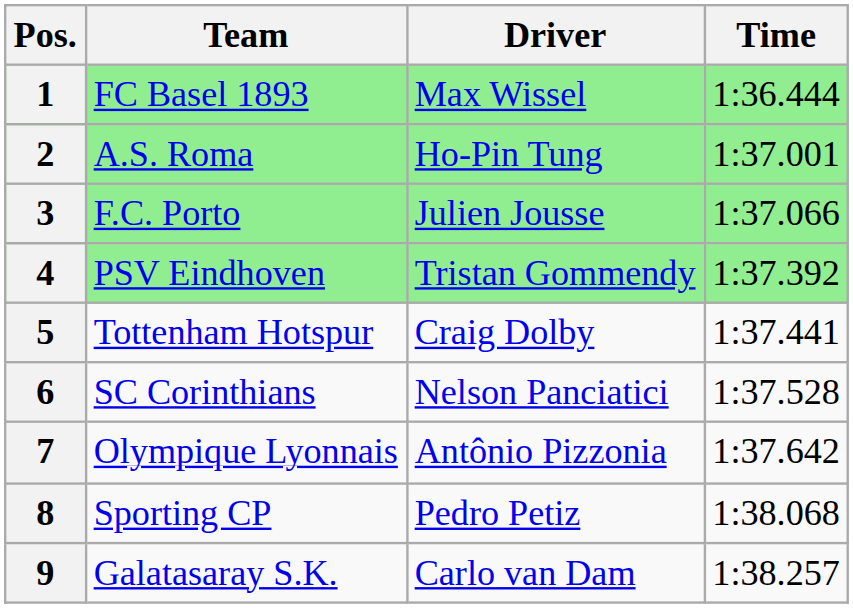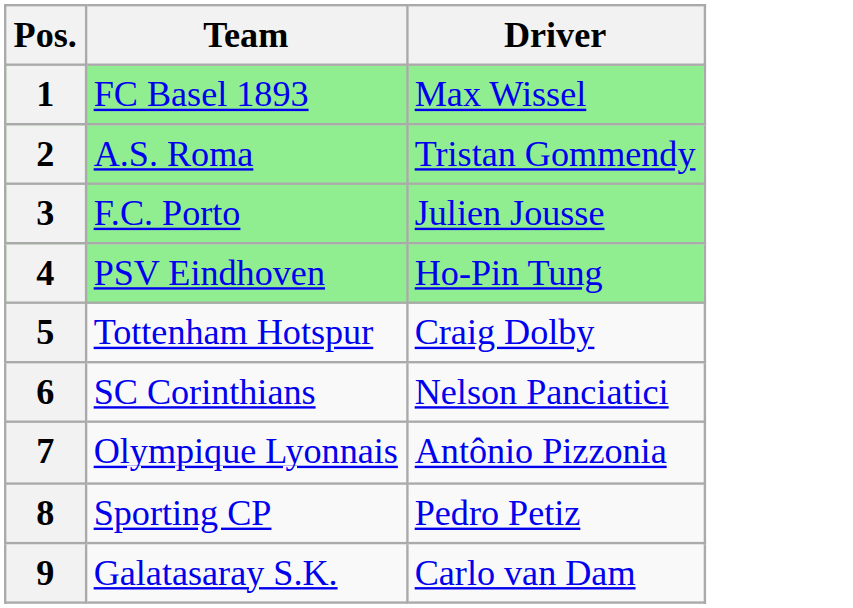- column: (776, 34)
(509, 153) Ho-Pin Tung -> (555, 153) Tristan Gommendy
(555, 273) Tristan Gommendy -> (509, 273) Ho-Pin Tung
